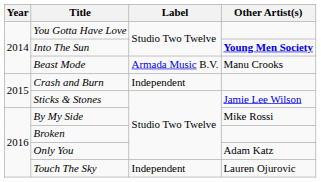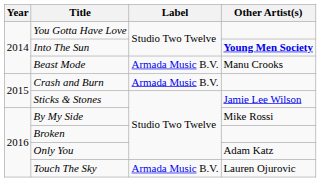(159, 82) Independent -> (175, 82) Armada Music B.V.
(159, 168) Independent -> (175, 168) Armada Music B.V.
